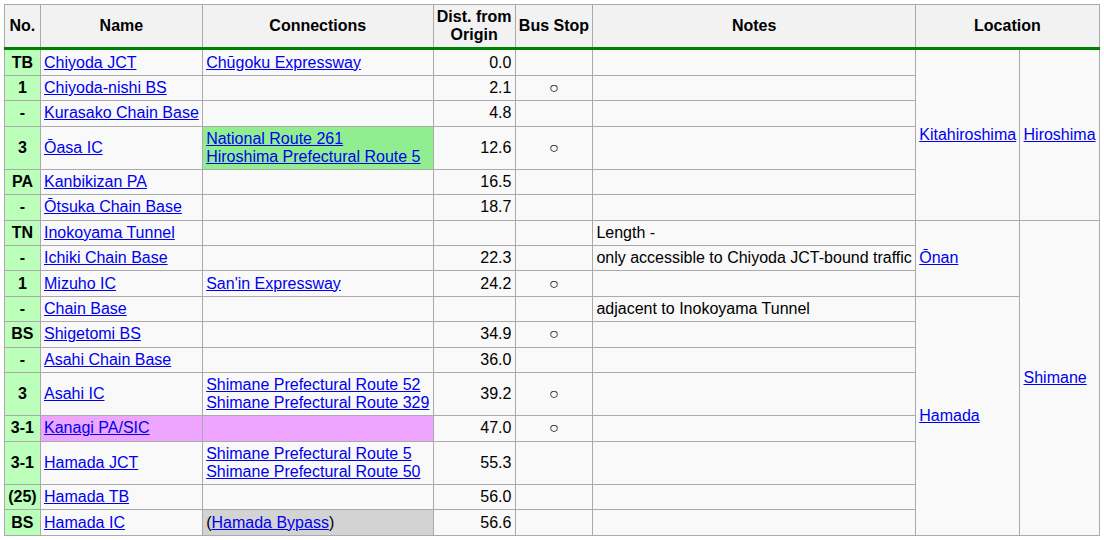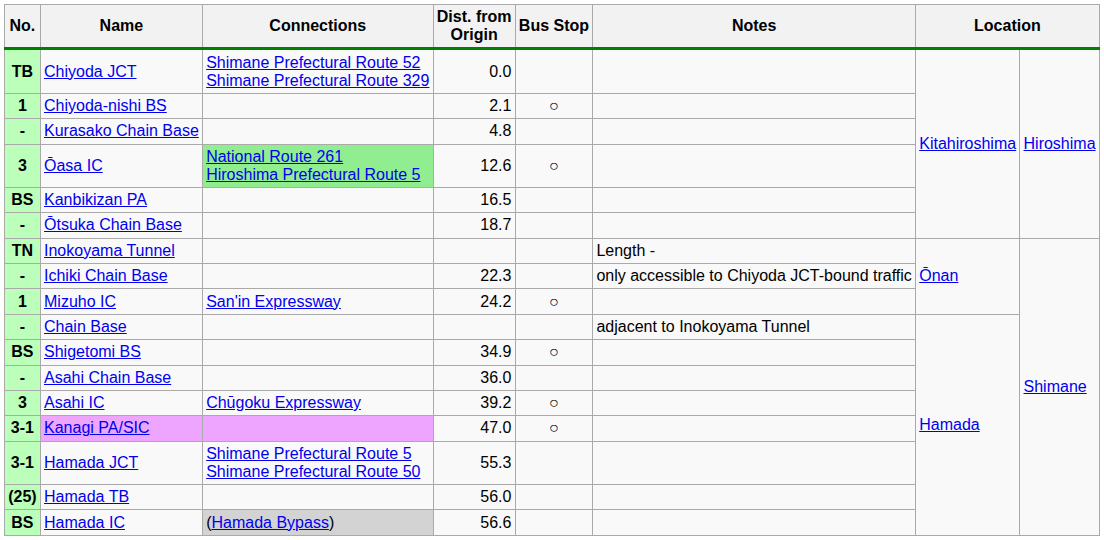(284, 62) Chūgoku Expressway -> (318, 71) Shimane Prefectural Route 52 Shimane Prefectural Route 329
(22, 182) PA -> (22, 200) BS
(318, 394) Shimane Prefectural Route 52 Shimane Prefectural Route 329 -> (284, 403) Chūgoku Expressway
